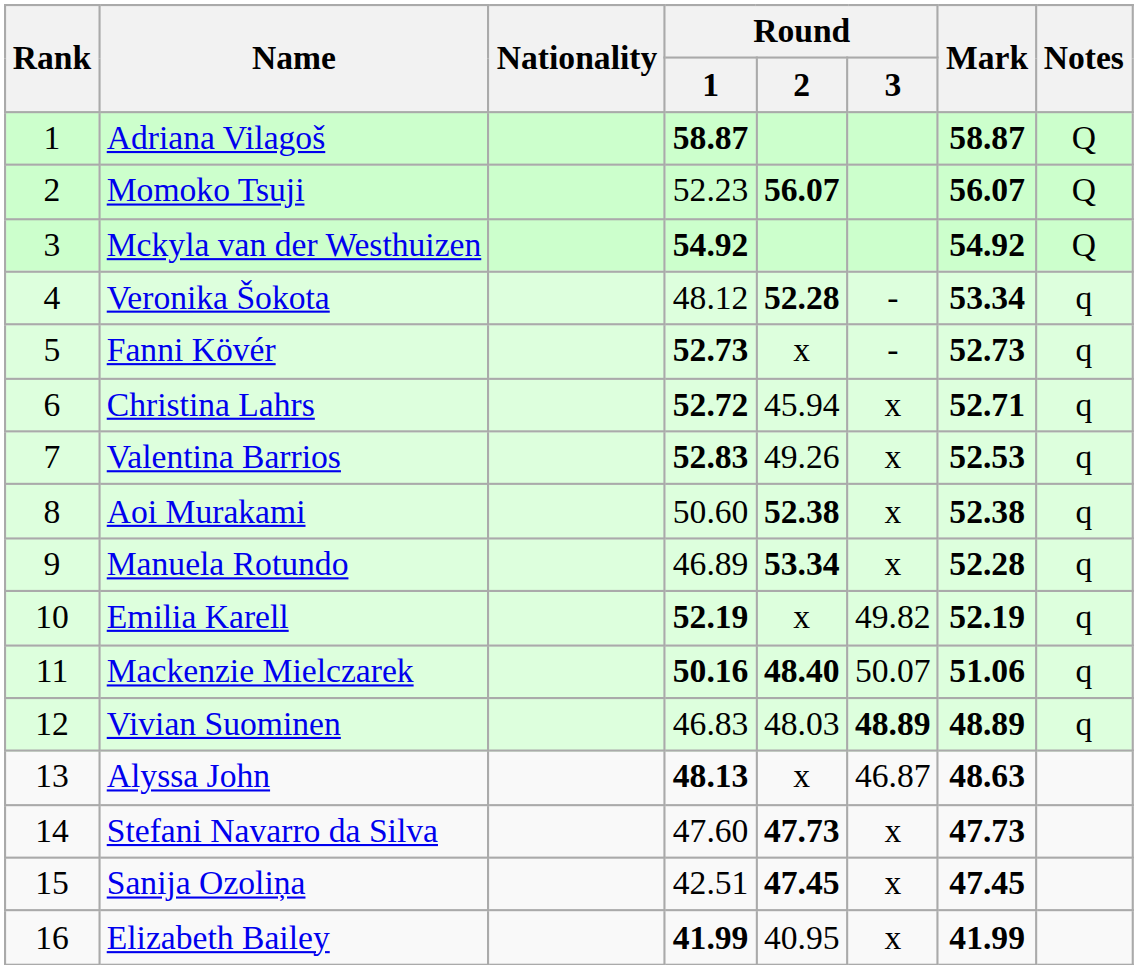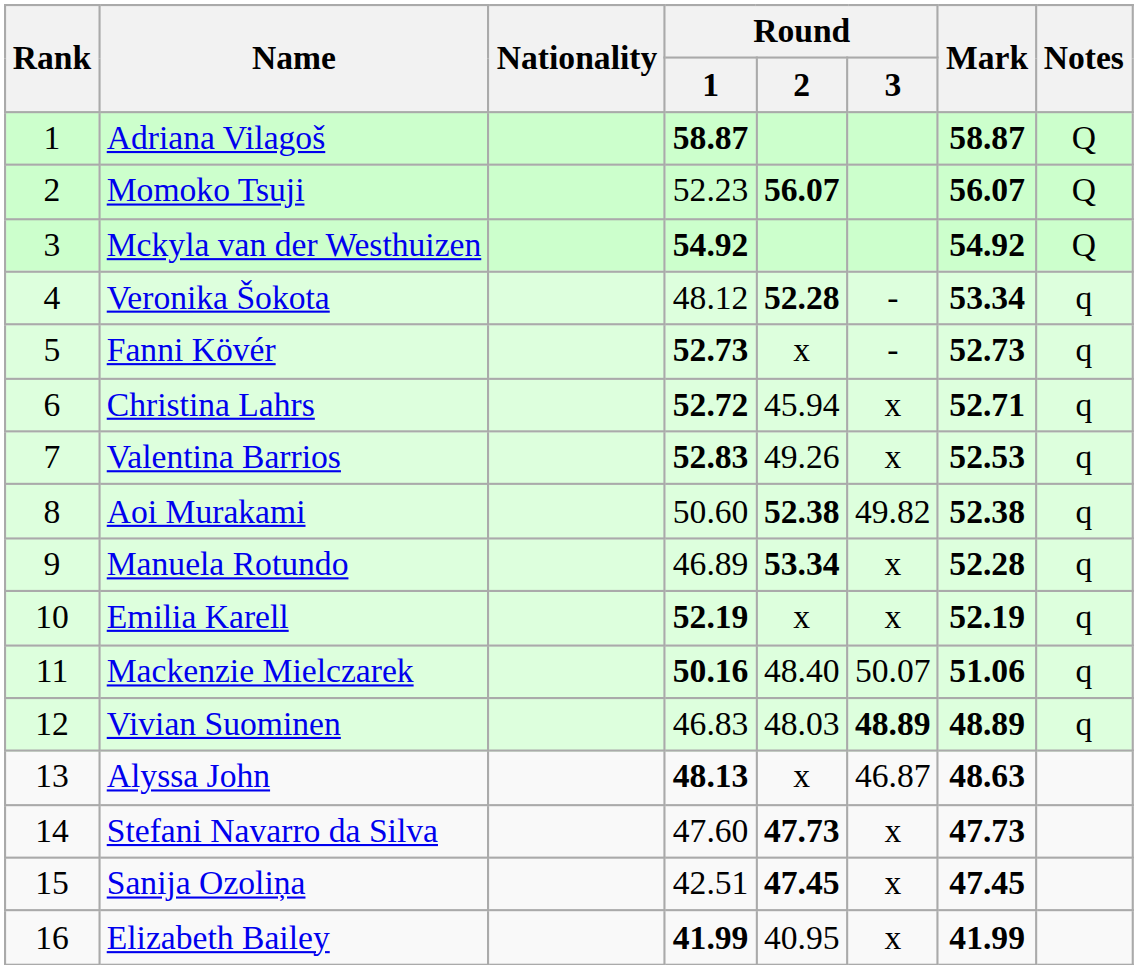(893, 510) x -> (893, 510) 49.82
(893, 617) 49.82 -> (893, 617) x
(802, 670) bold -> (802, 670) normal
